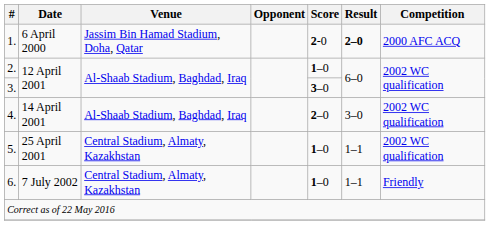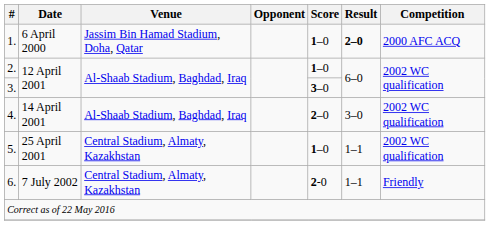(319, 41) 2-0 -> (320, 41) 1–0
(320, 183) 1–0 -> (319, 183) 2-0
